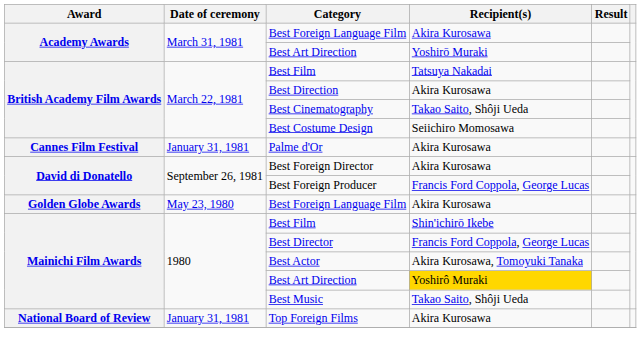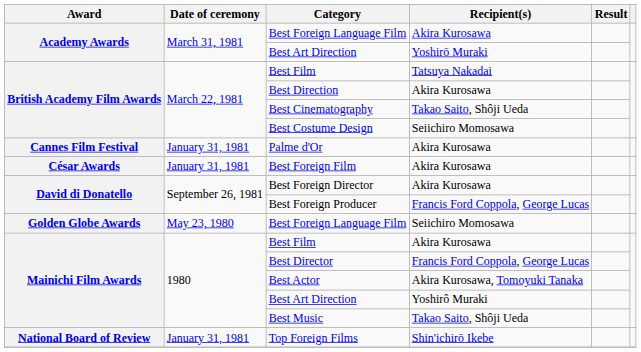+ row: (84, 166)
(451, 204) Akira Kurosawa -> (463, 223) Seiichiro Momosawa
(453, 223) Shin'ichirō Ikebe -> (451, 242) Akira Kurosawa
(450, 280) gold background -> (450, 299) no background
(451, 318) Akira Kurosawa -> (453, 337) Shin'ichirō Ikebe
